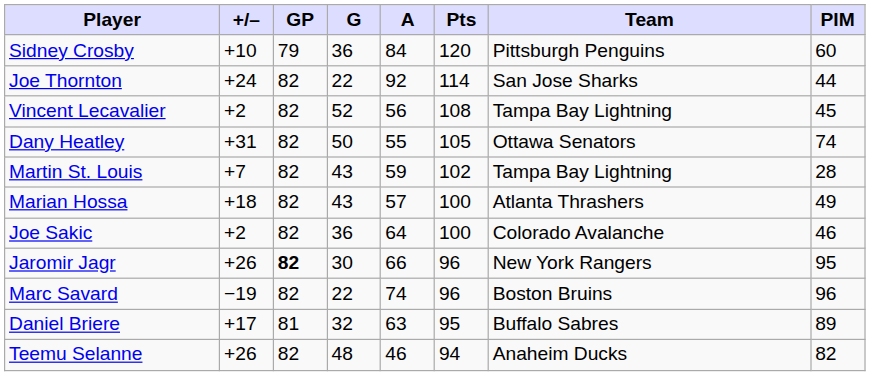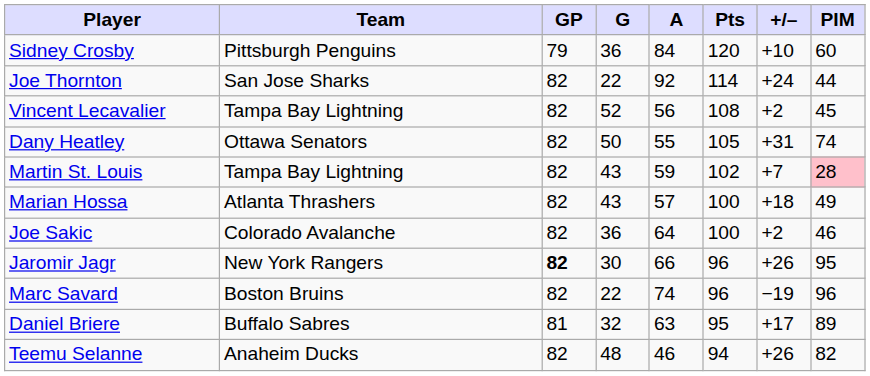columns swapped: (649, 19) <-> (246, 19)
(826, 171) no background -> (826, 171) pink background
